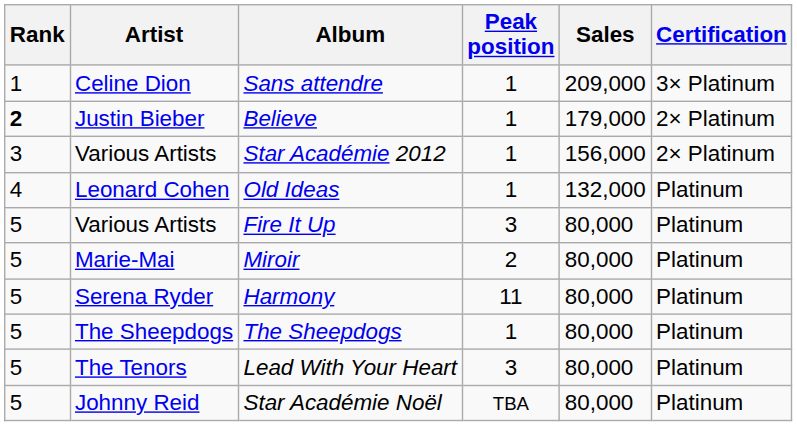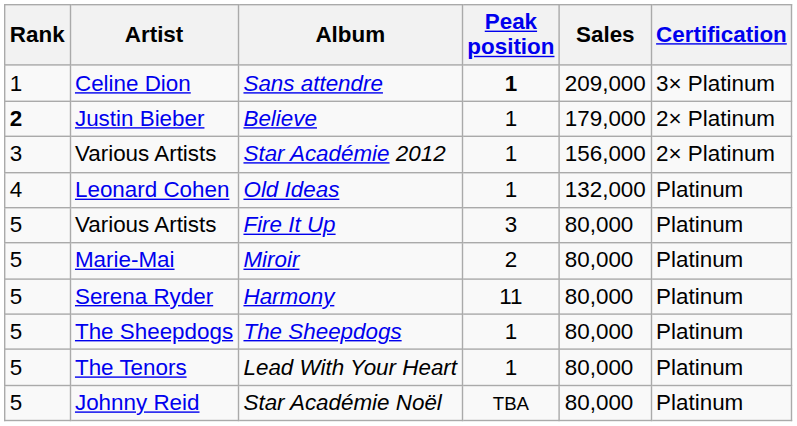(511, 82) normal -> (511, 82) bold
(511, 367) 3 -> (511, 367) 1
